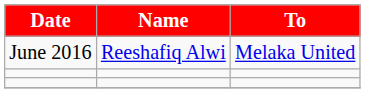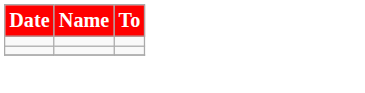- row: (50, 52)
